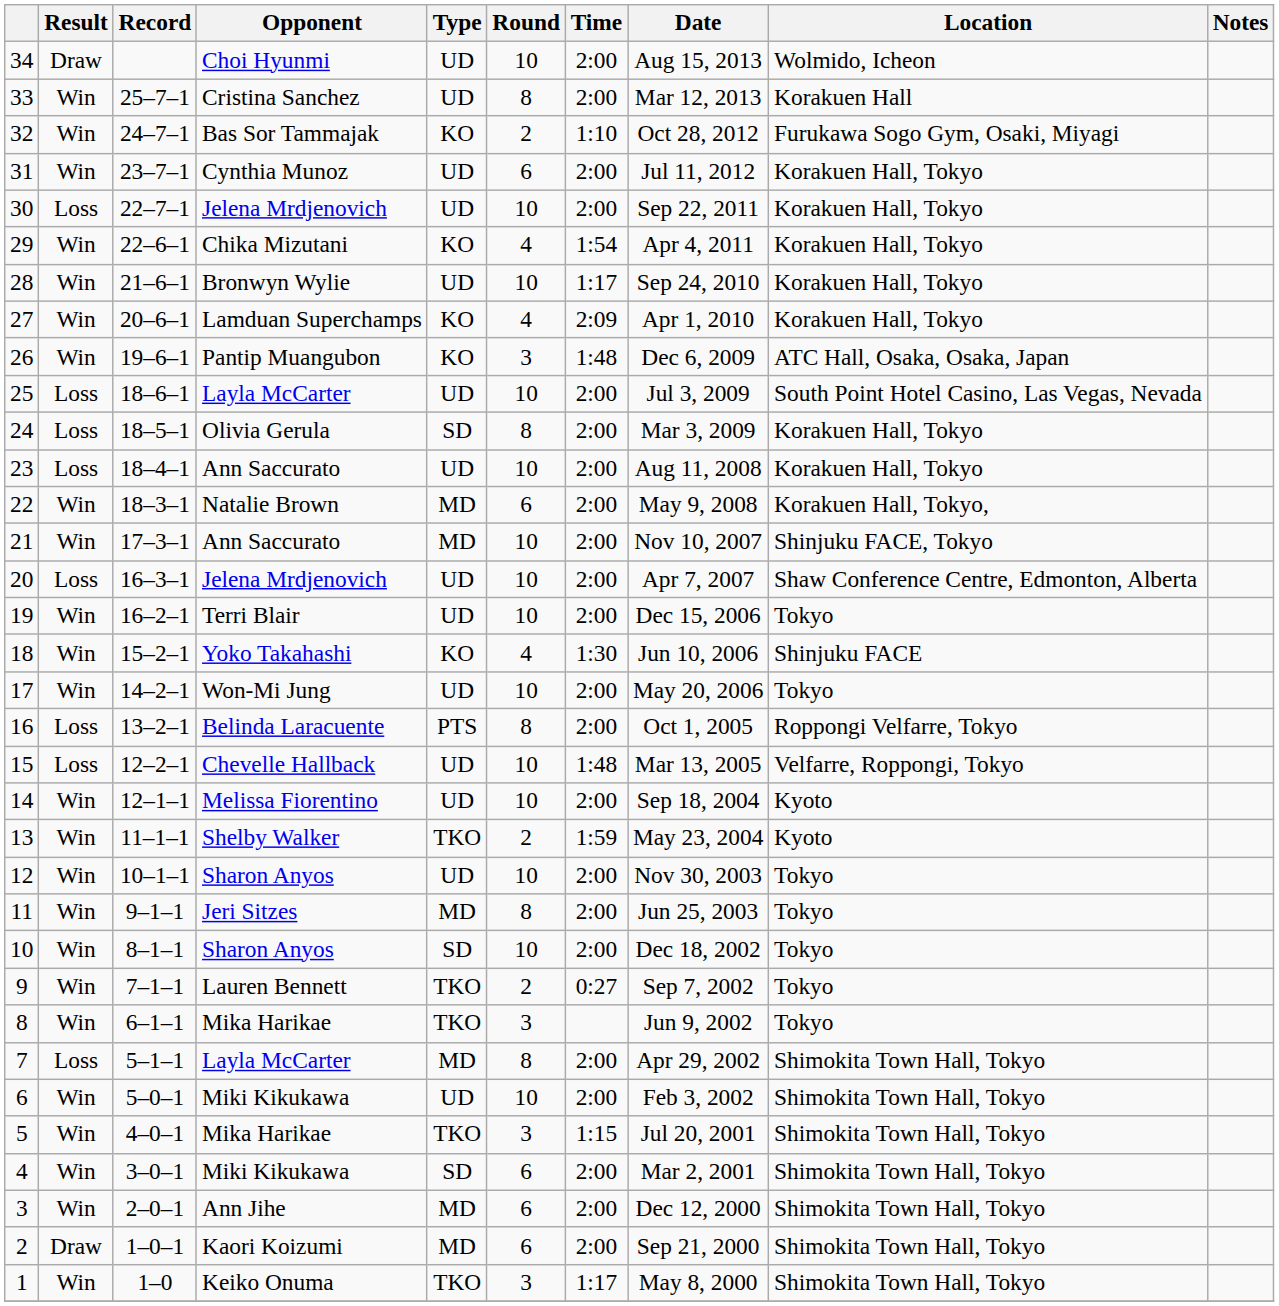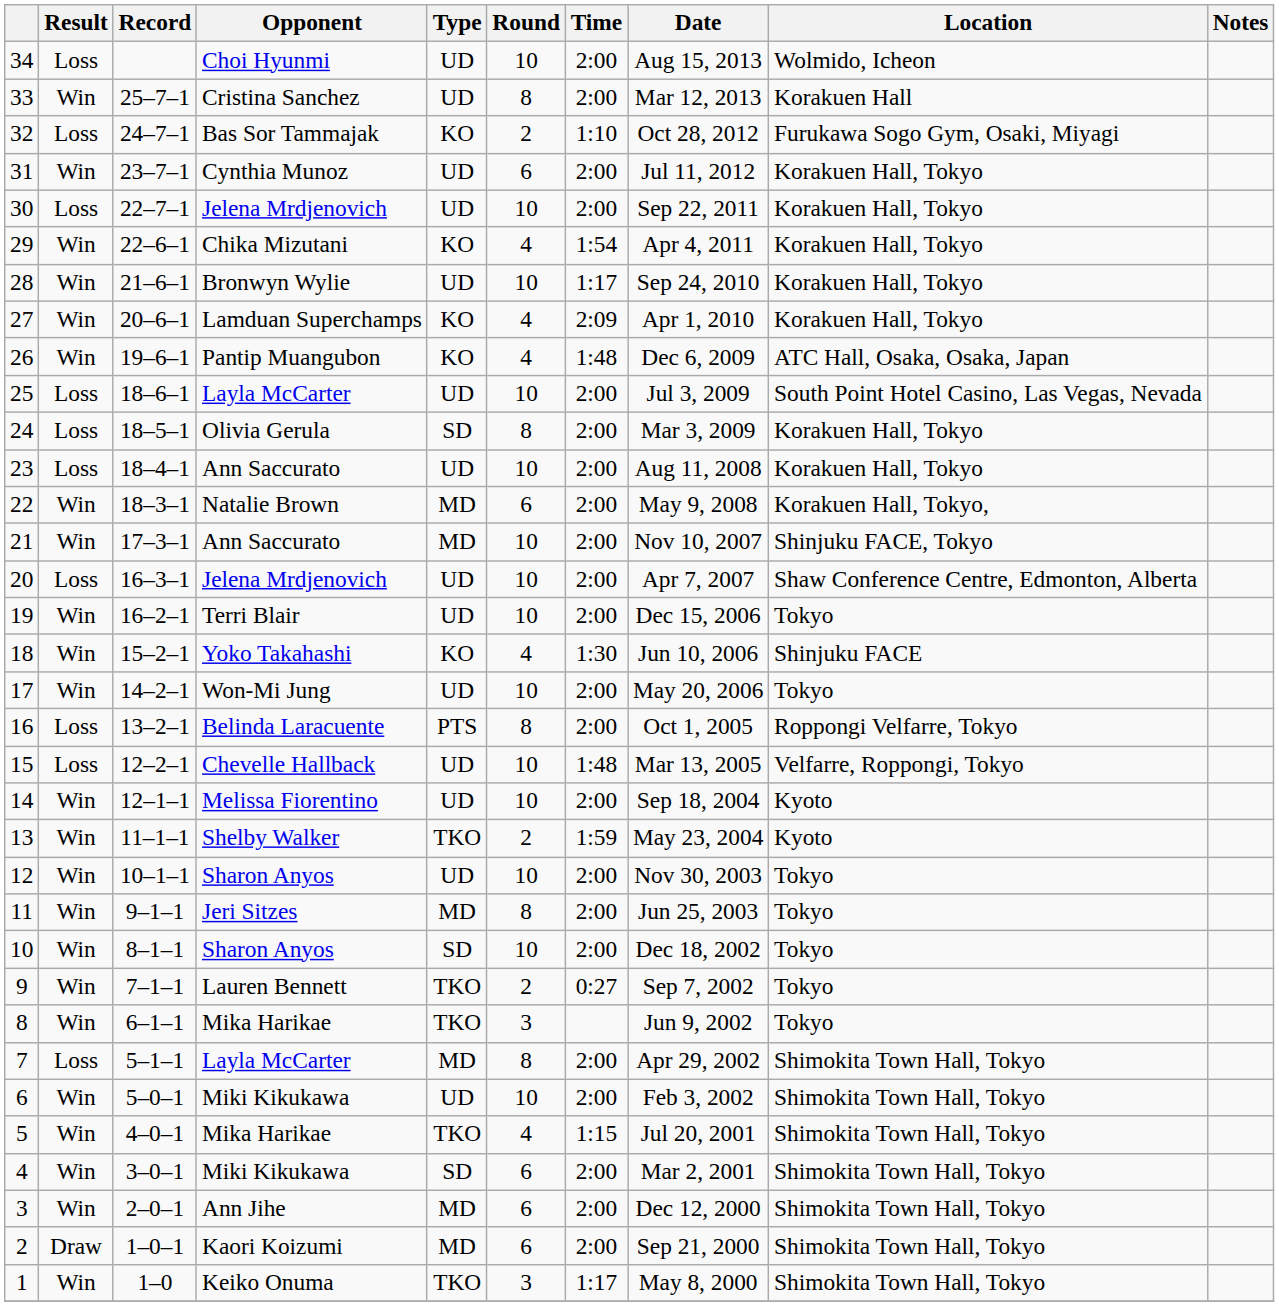(76, 60) Draw -> (76, 60) Loss
(76, 134) Win -> (76, 134) Loss
(526, 356) 3 -> (526, 356) 4
(526, 1134) 3 -> (526, 1134) 4
